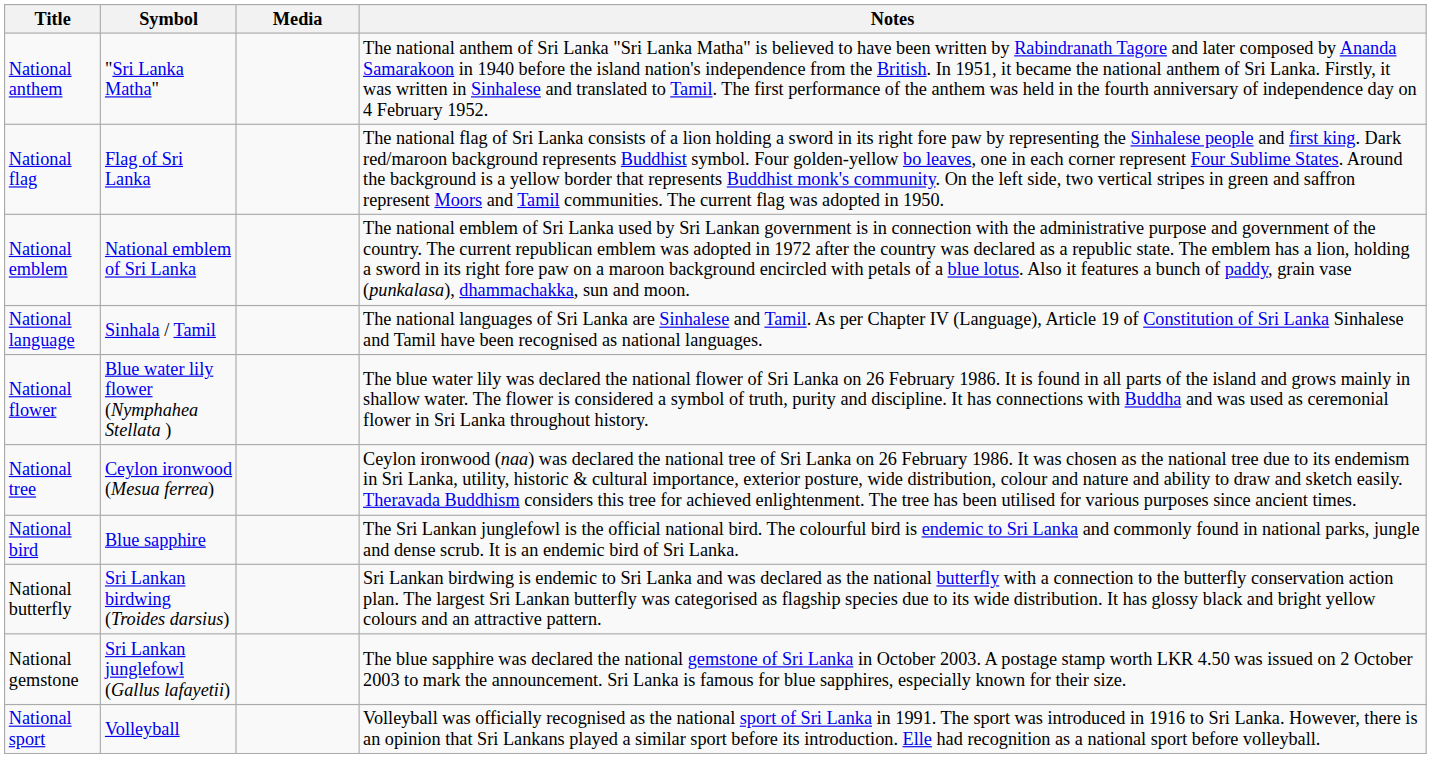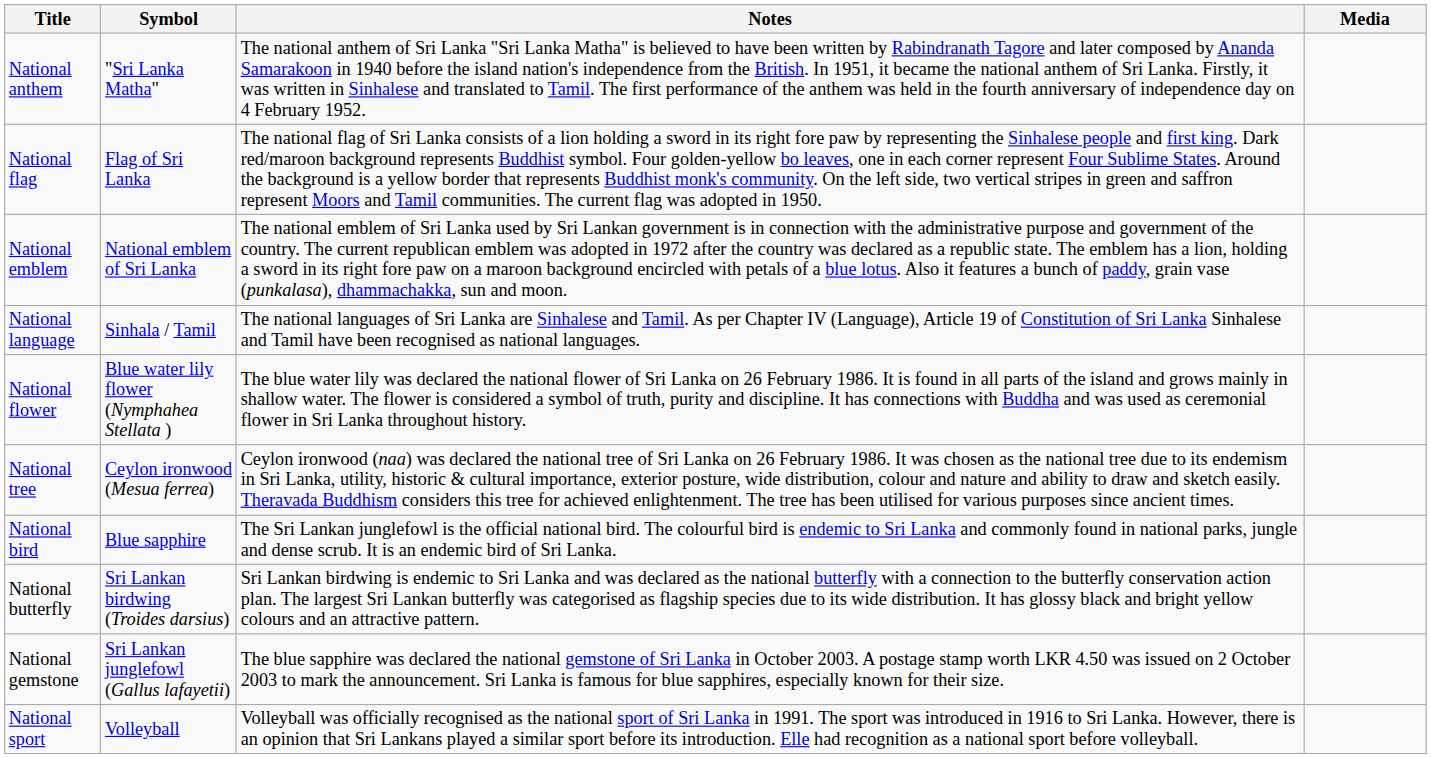columns swapped: (298, 18) <-> (893, 18)
